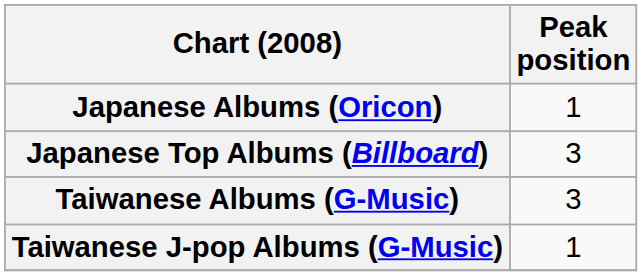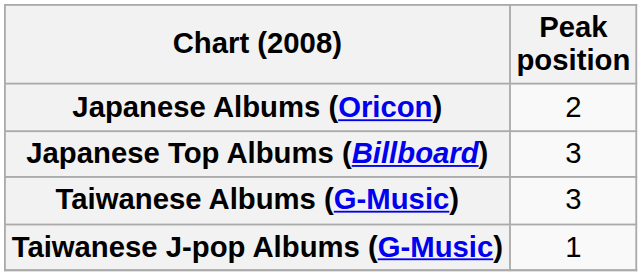(573, 107) 1 -> (573, 107) 2
